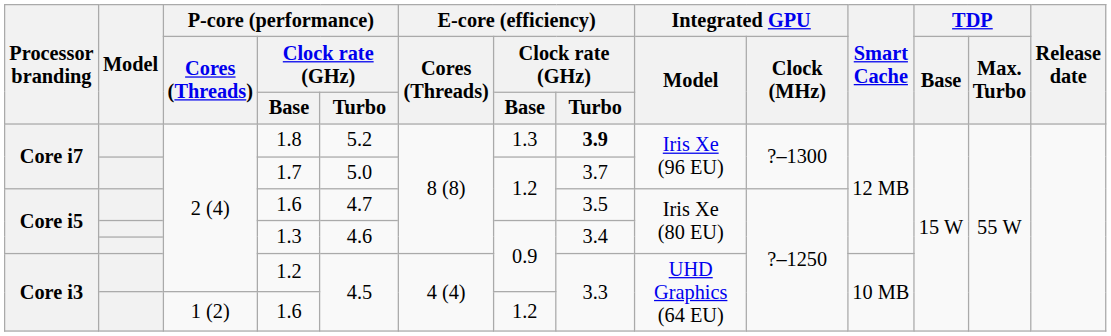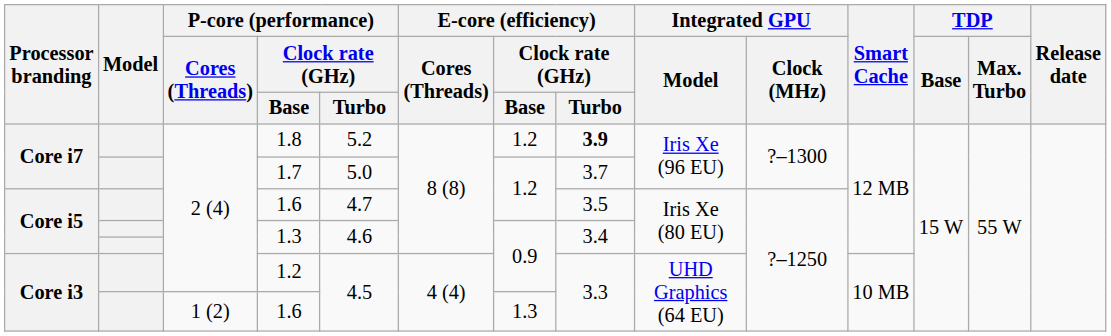(525, 140) 1.3 -> (525, 140) 1.2
(525, 311) 1.2 -> (525, 311) 1.3
